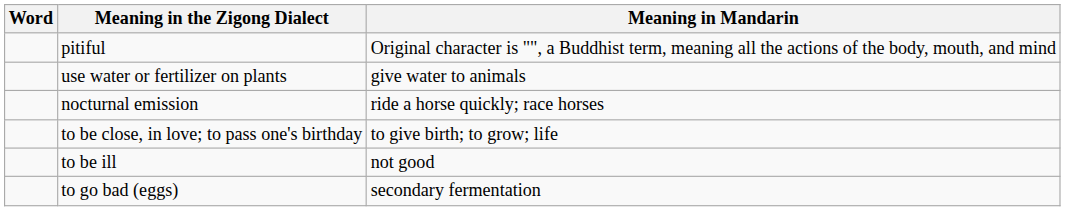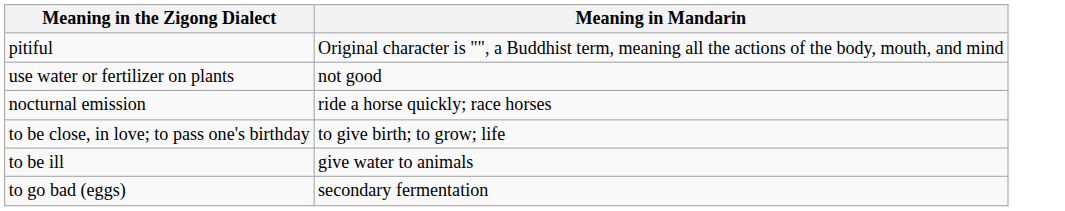- column: (31, 18)
(448, 76) give water to animals -> (350, 76) not good
(403, 162) not good -> (396, 162) give water to animals
